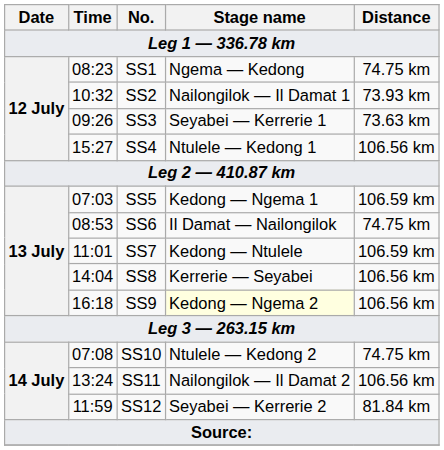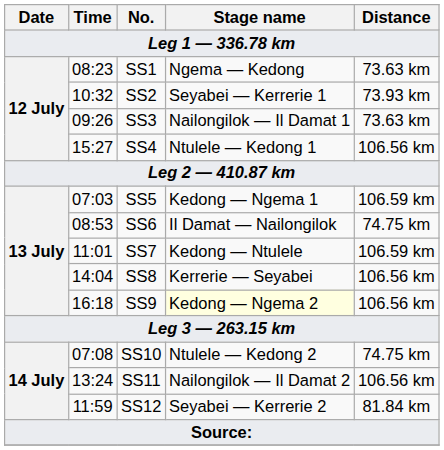(396, 69) 74.75 km -> (396, 69) 73.63 km
(260, 95) Nailongilok — Il Damat 1 -> (248, 95) Seyabei — Kerrerie 1
(248, 121) Seyabei — Kerrerie 1 -> (260, 121) Nailongilok — Il Damat 1
